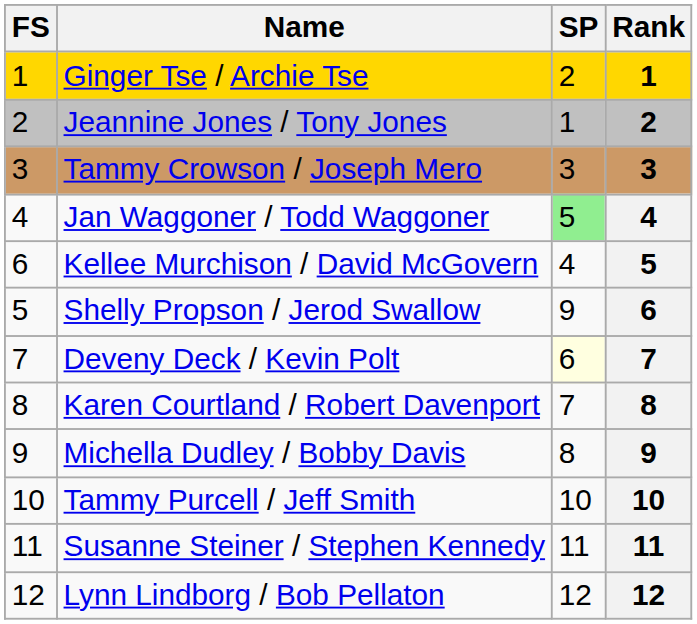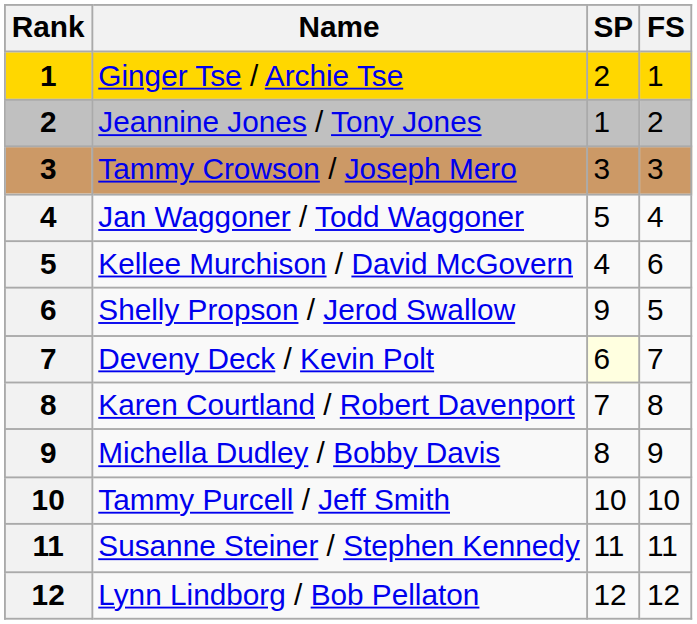columns swapped: (649, 28) <-> (31, 28)
(567, 216) lightgreen background -> (602, 216) no background
